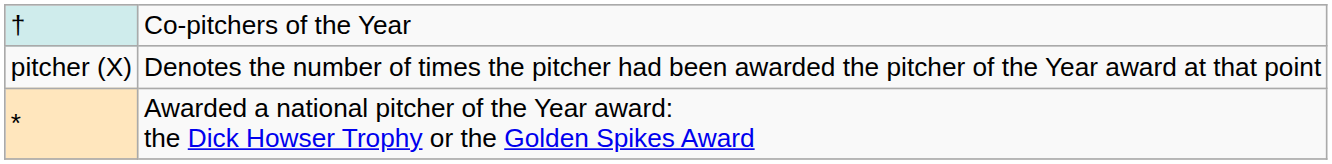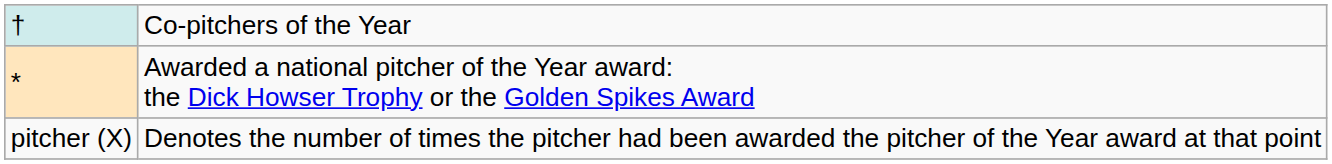rows swapped: (16, 123) <-> (71, 66)
